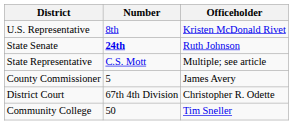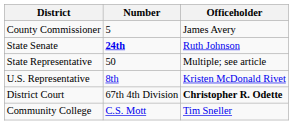rows swapped: (48, 29) <-> (54, 78)
(126, 62) C.S. Mott -> (111, 62) 50
(229, 95) normal -> (233, 95) bold
(111, 111) 50 -> (126, 111) C.S. Mott
